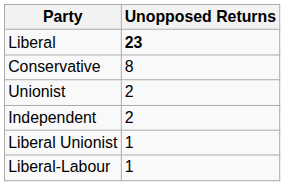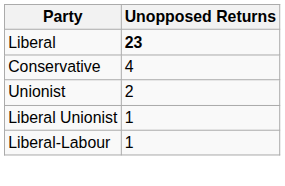(129, 67) 8 -> (129, 67) 4
- row: (52, 117)
